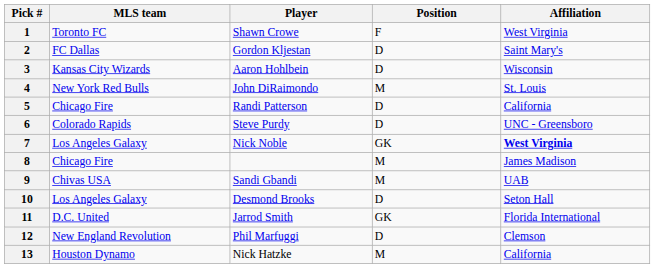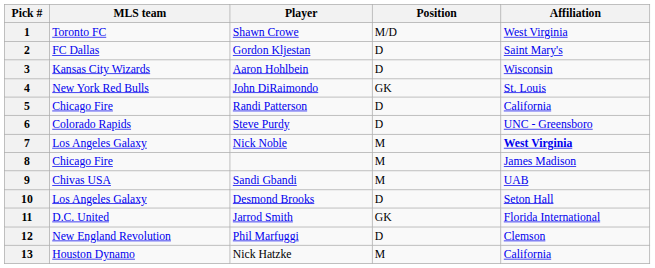(378, 32) F -> (386, 32) M/D
(380, 87) M -> (383, 87) GK
(383, 143) GK -> (380, 143) M
